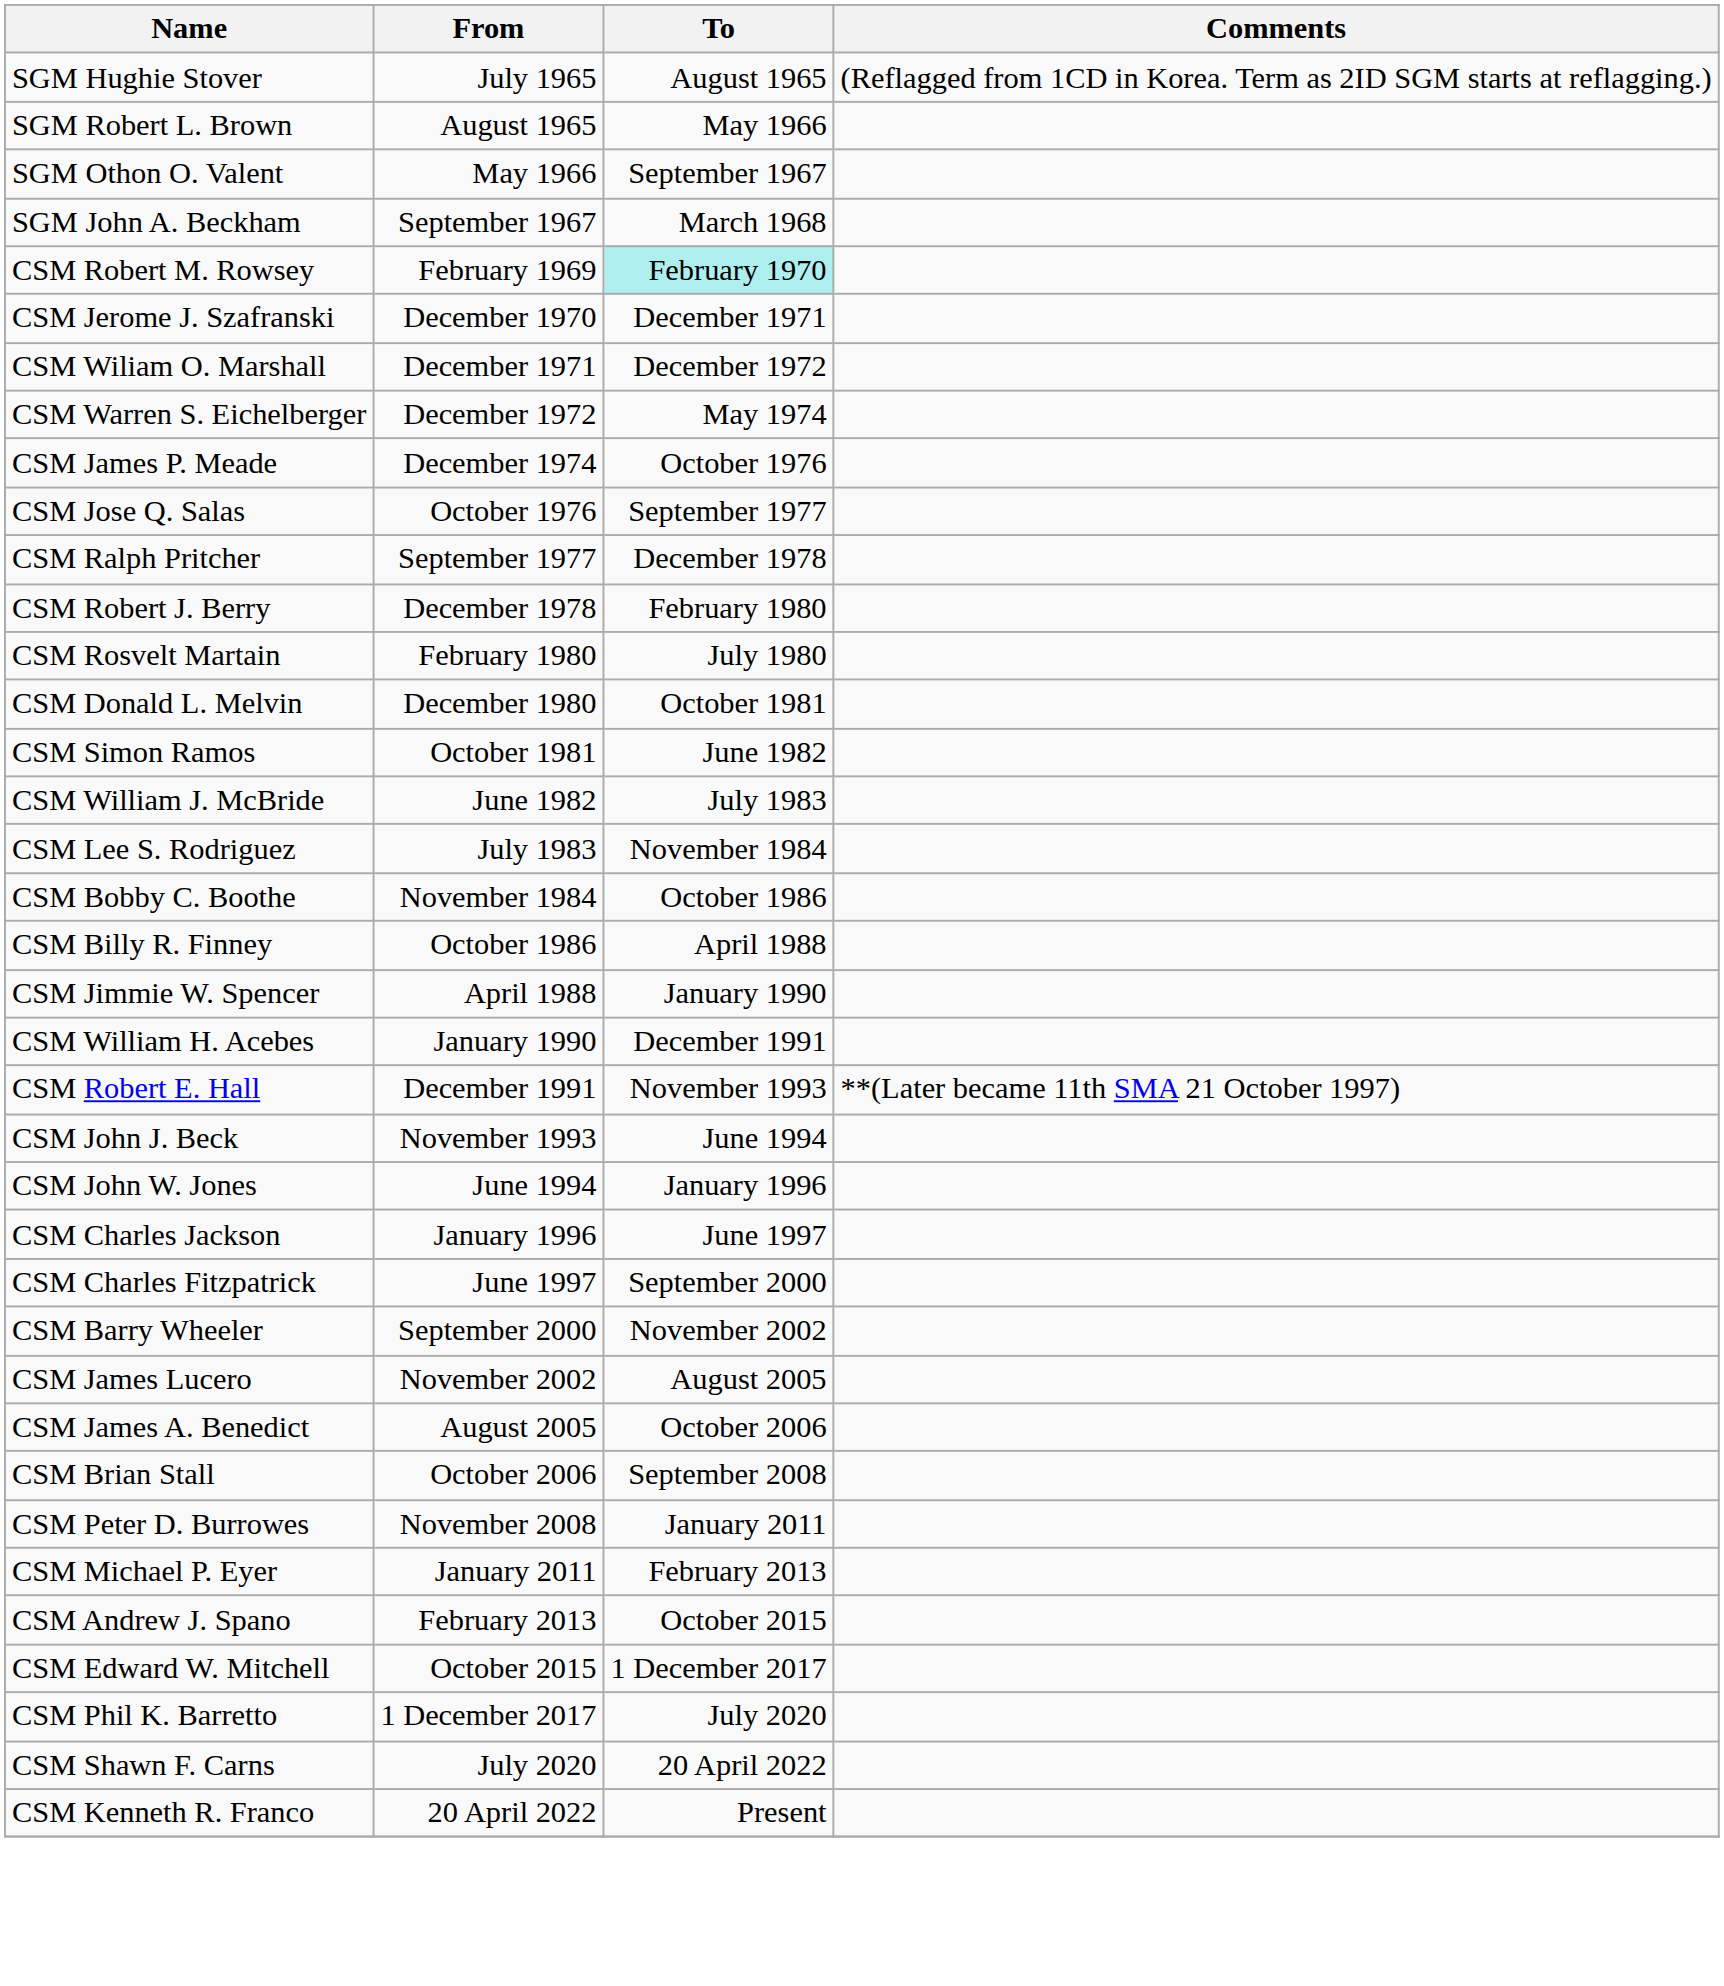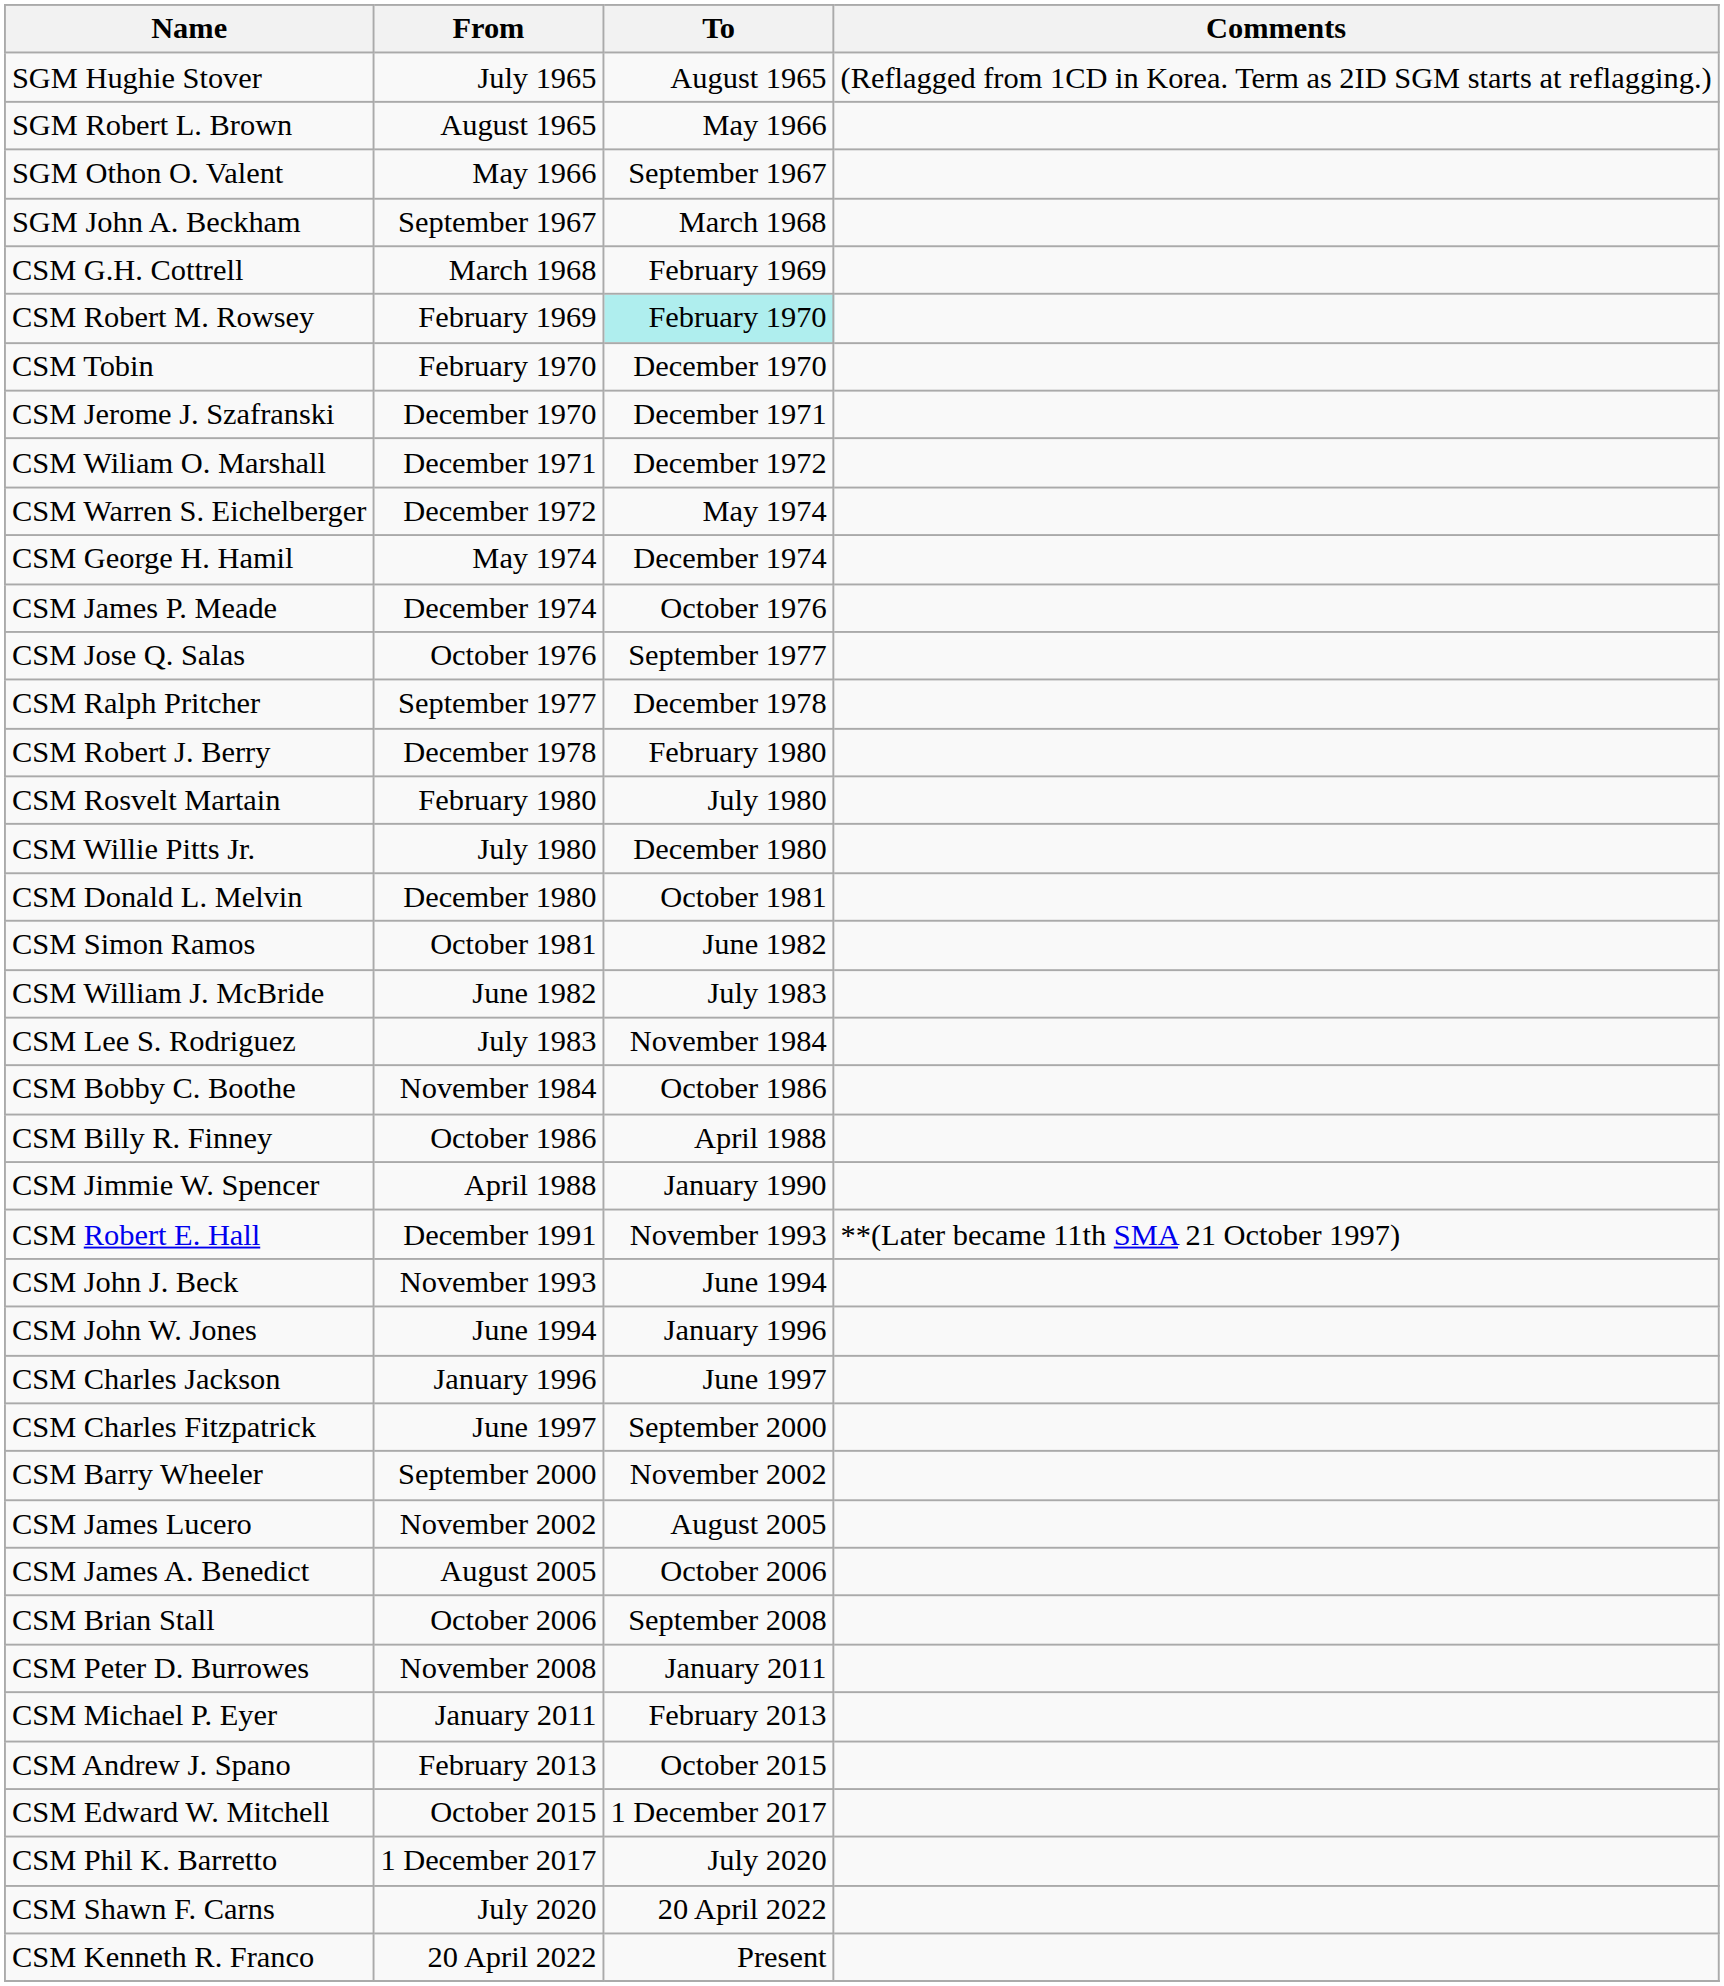+ row: (128, 269)
+ row: (83, 366)
+ row: (153, 558)
+ row: (134, 848)
- row: (163, 1041)
